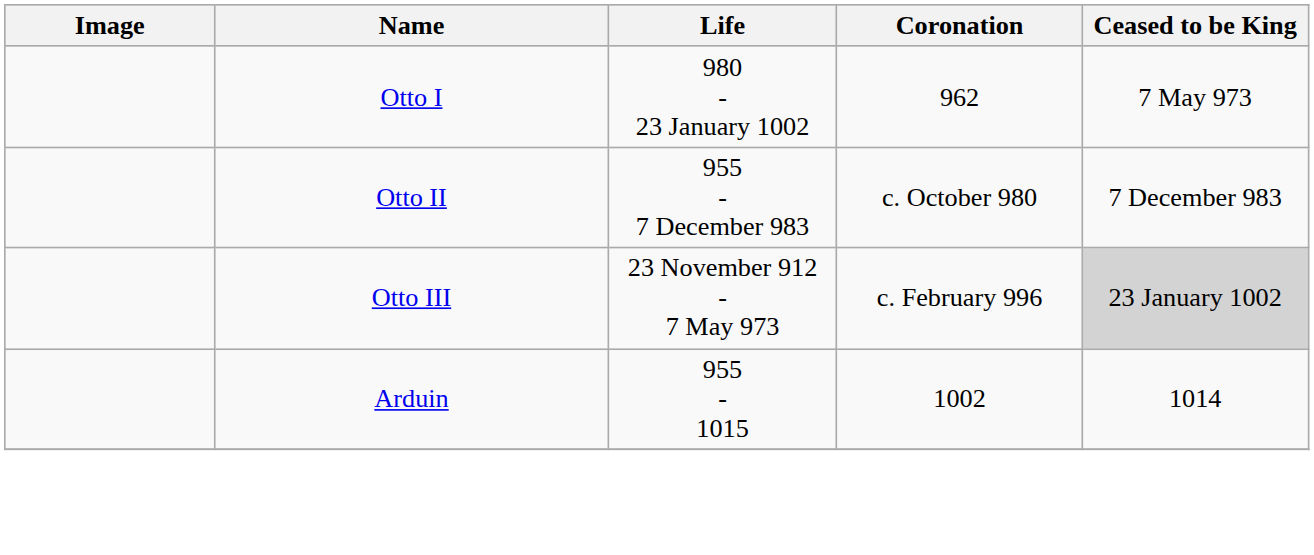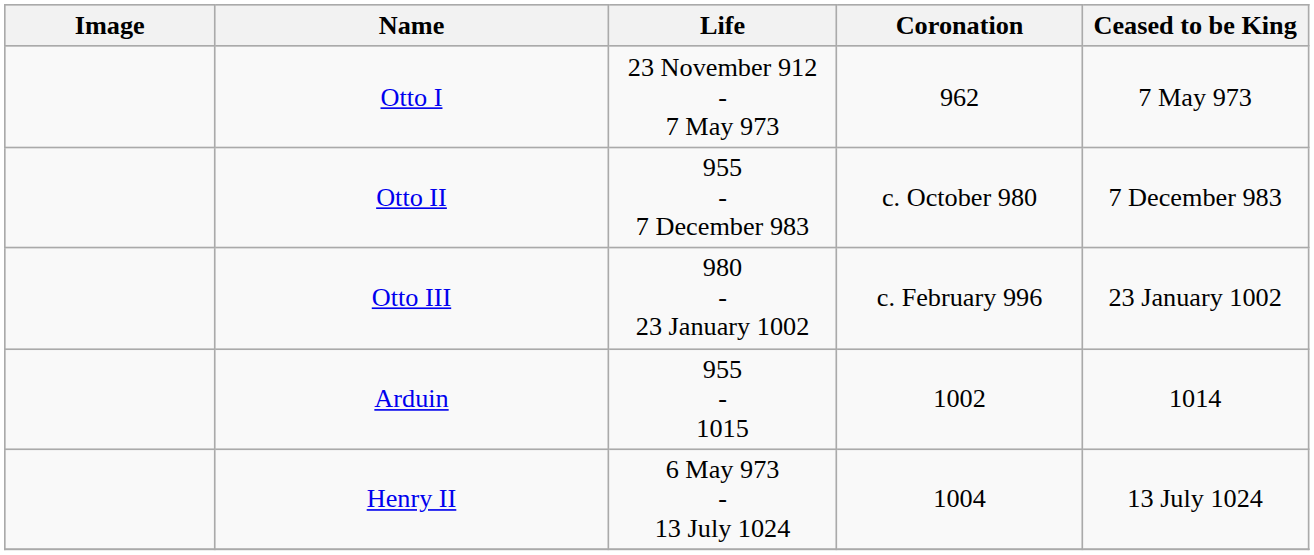(723, 96) 980 - 23 January 1002 -> (723, 96) 23 November 912 - 7 May 973
(723, 297) 23 November 912 - 7 May 973 -> (723, 297) 980 - 23 January 1002
(1195, 297) lightgrey background -> (1195, 297) no background
+ row: (412, 499)
